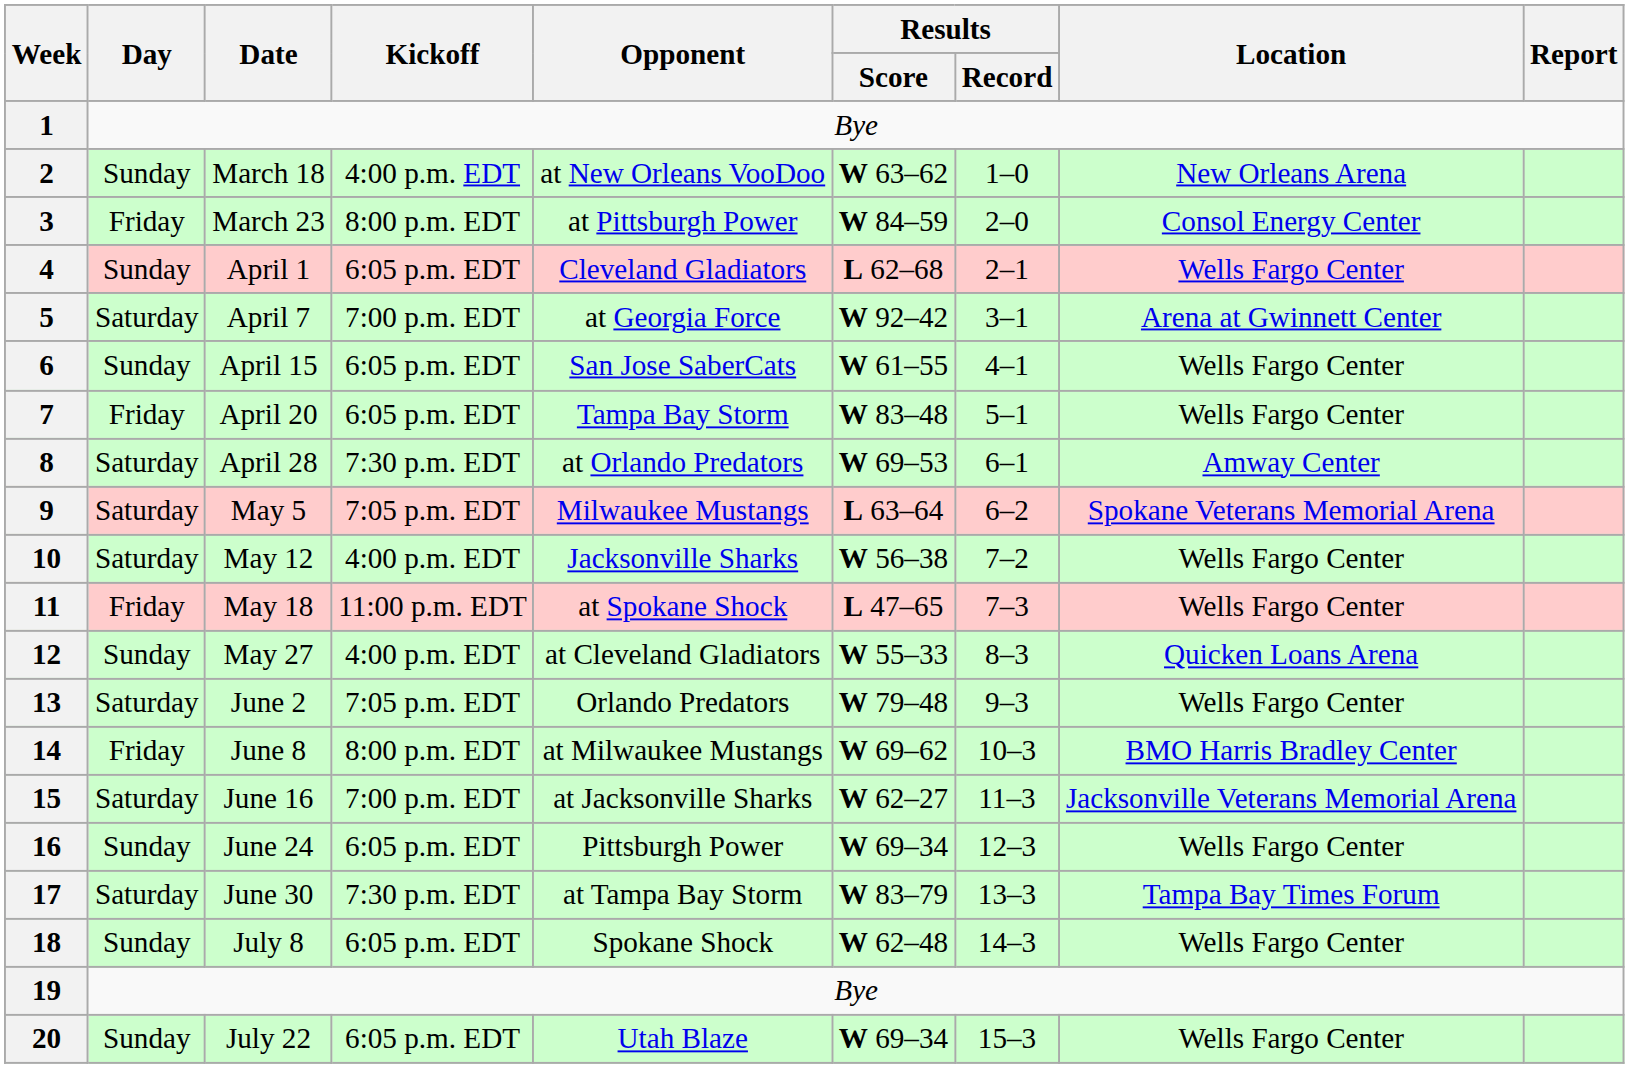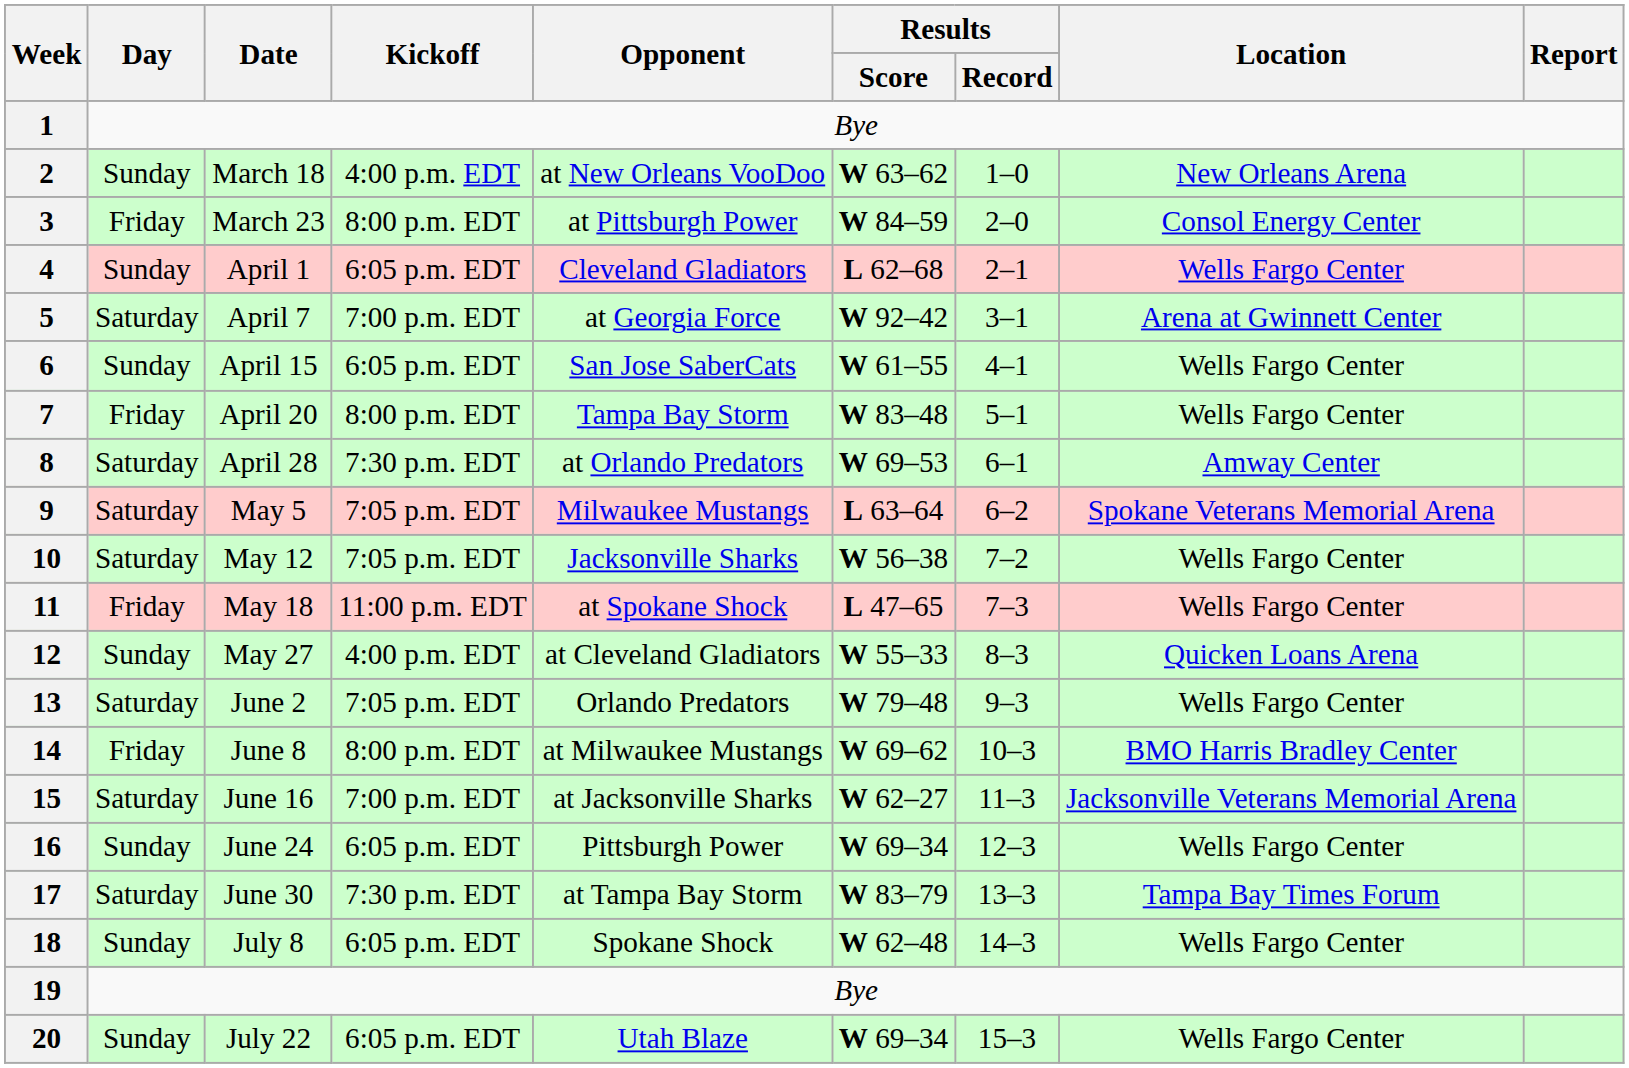(433, 413) 6:05 p.m. EDT -> (433, 413) 8:00 p.m. EDT
(433, 558) 4:00 p.m. EDT -> (433, 558) 7:05 p.m. EDT
